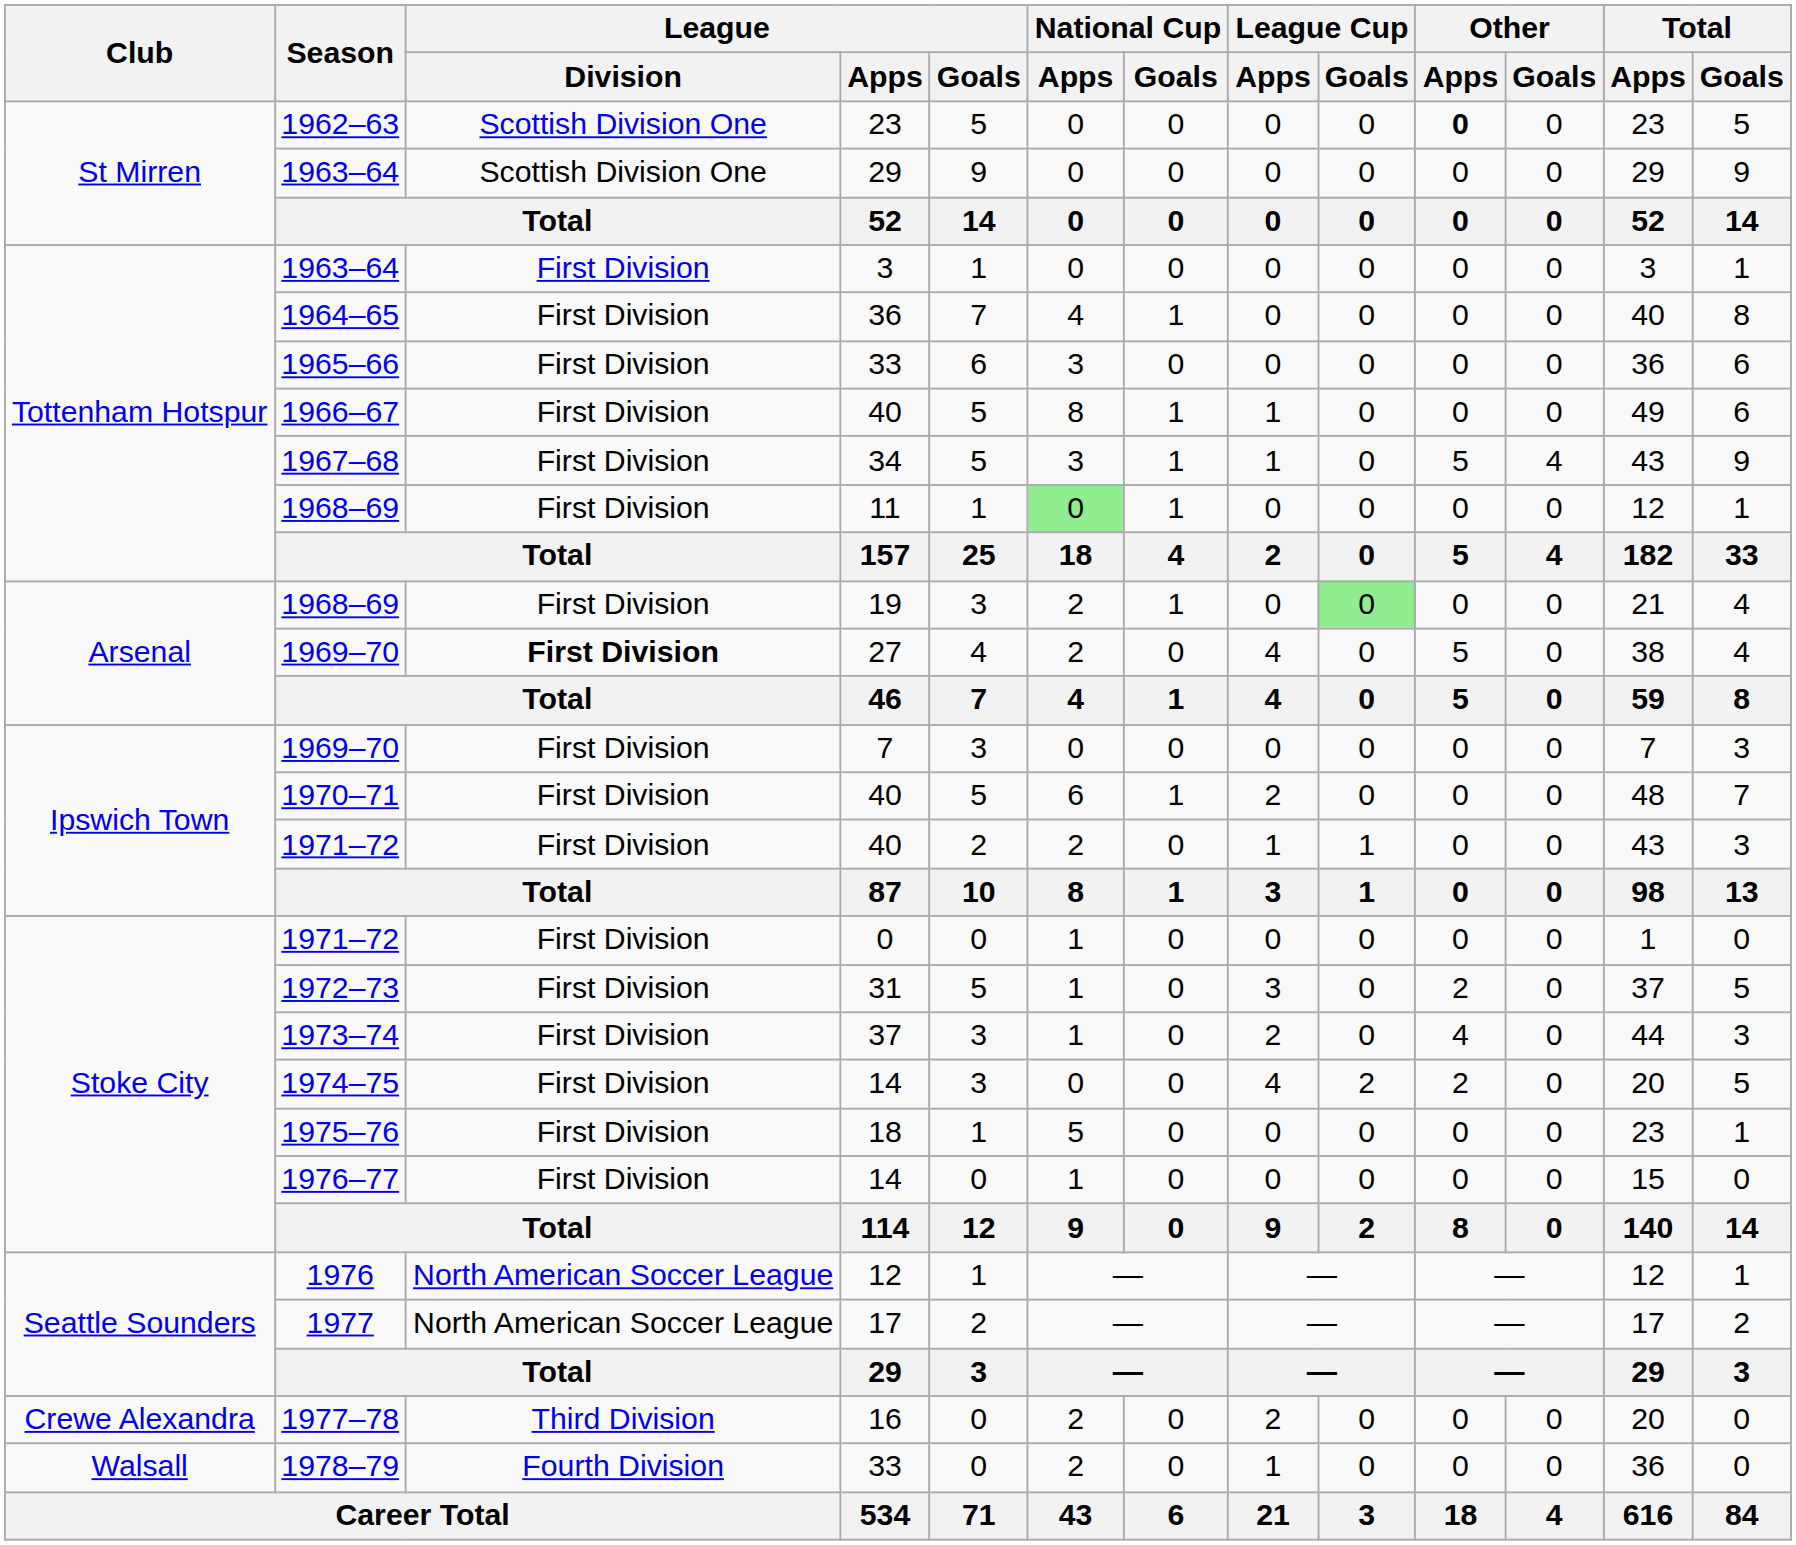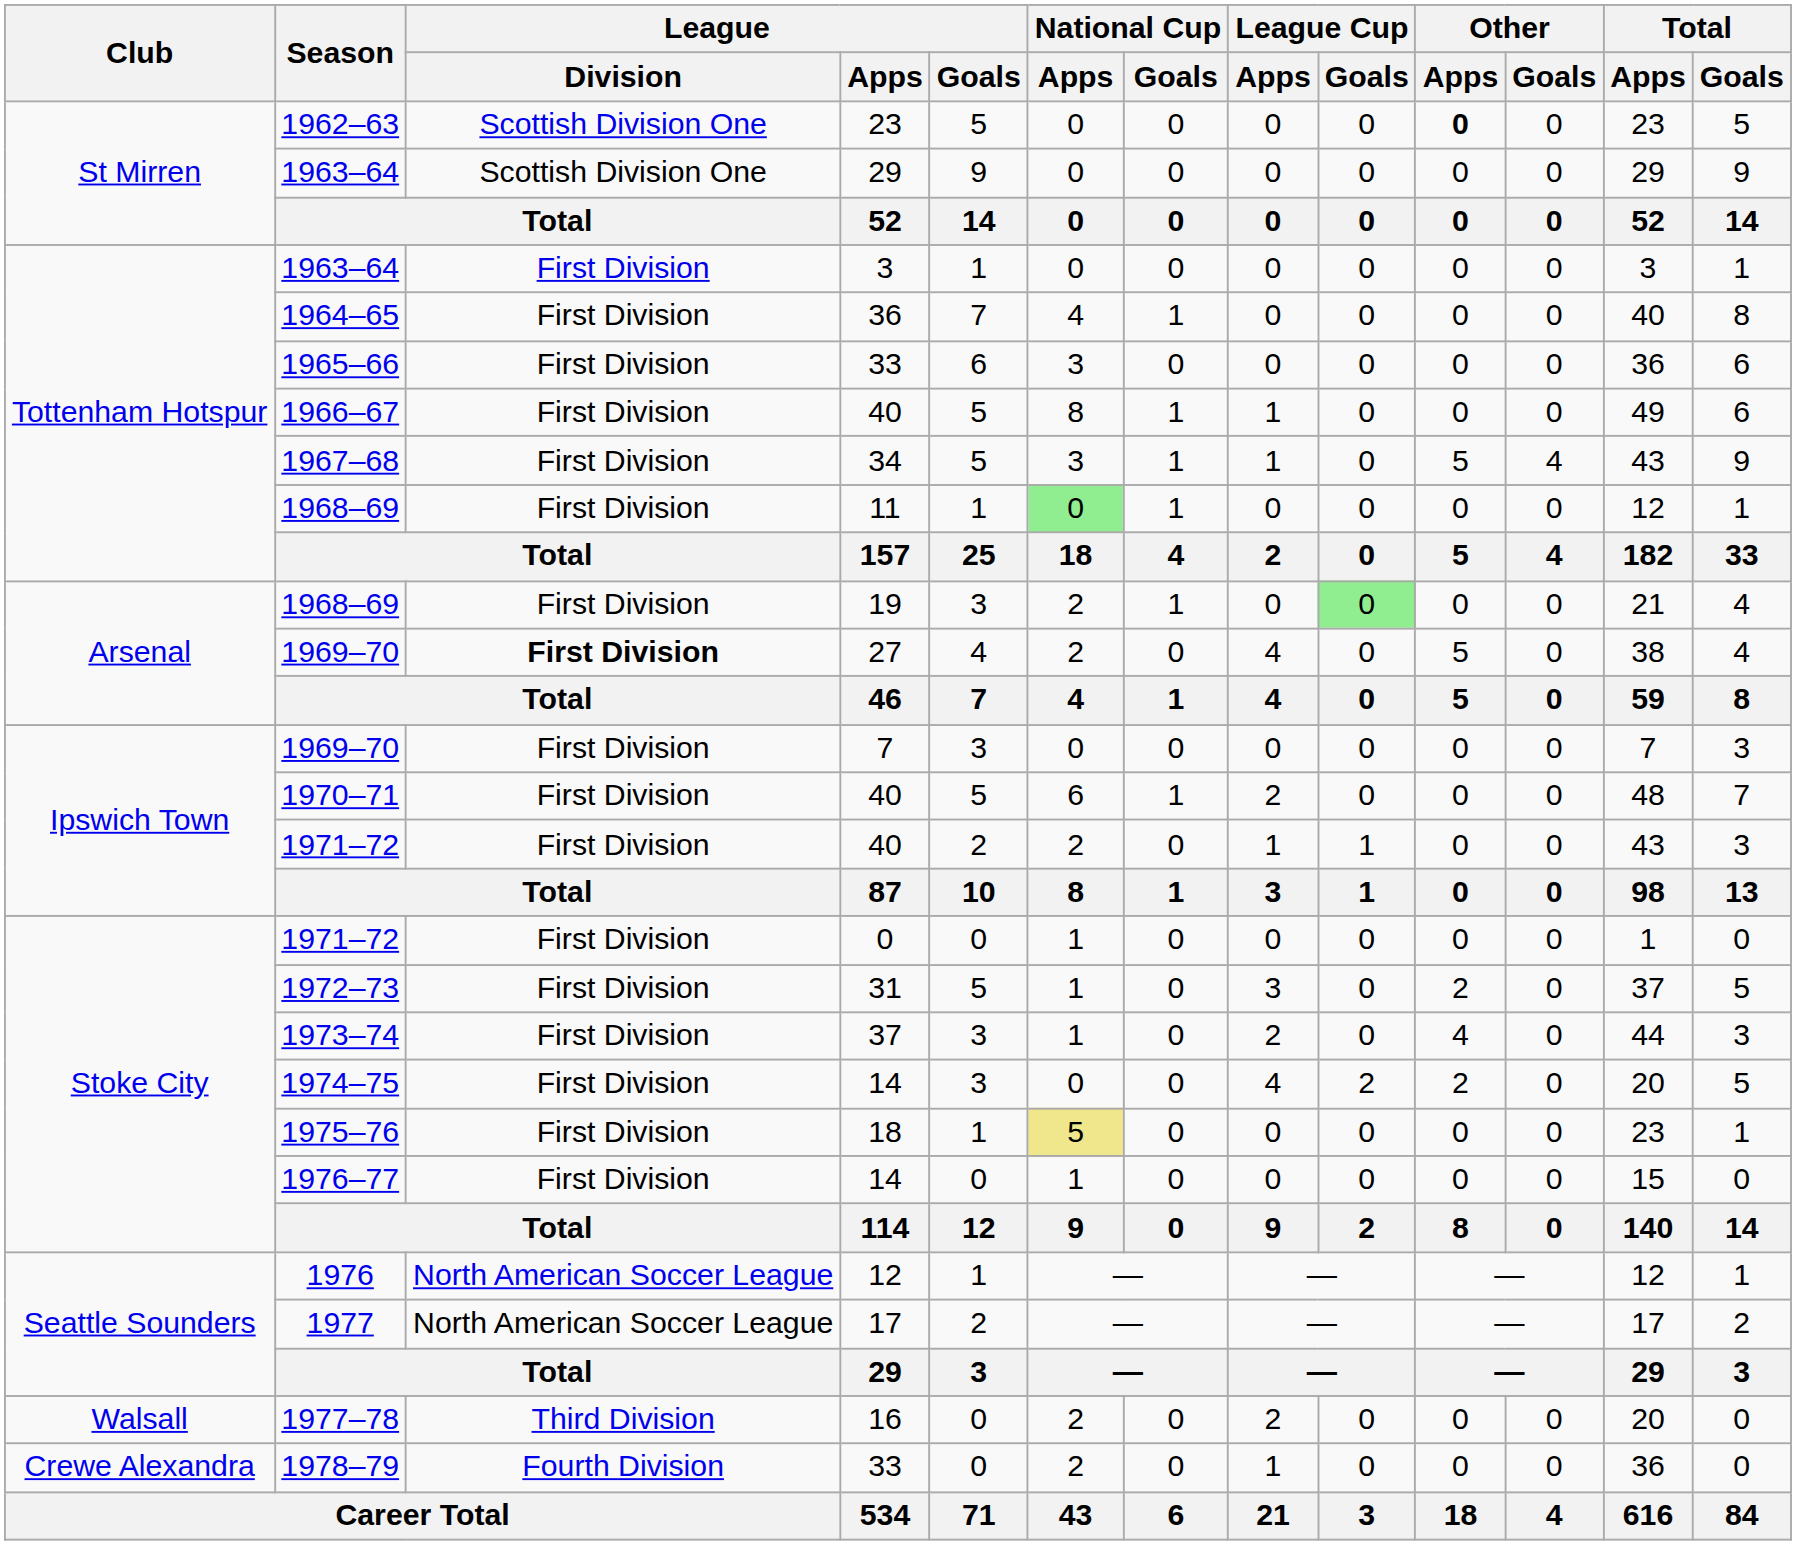(1076, 1131) no background -> (1076, 1131) khaki background
(140, 1419) Crewe Alexandra -> (140, 1419) Walsall
(140, 1467) Walsall -> (140, 1467) Crewe Alexandra
